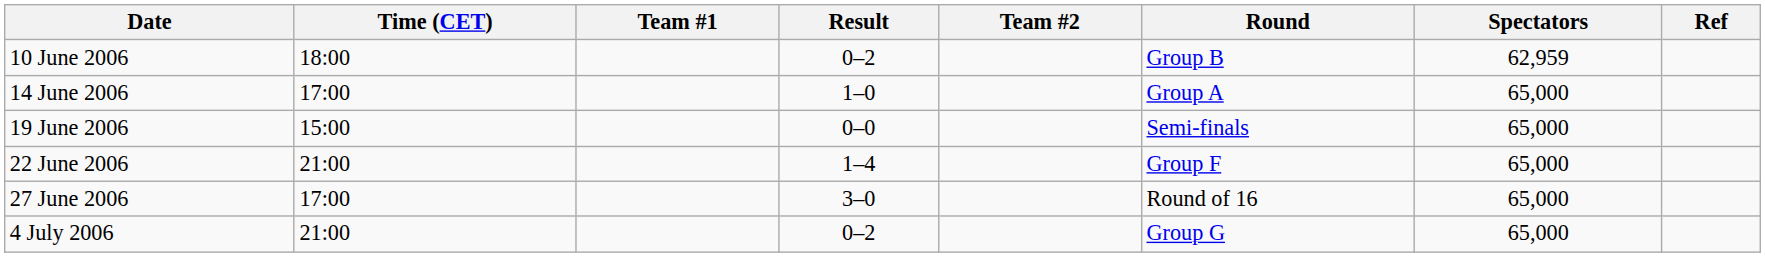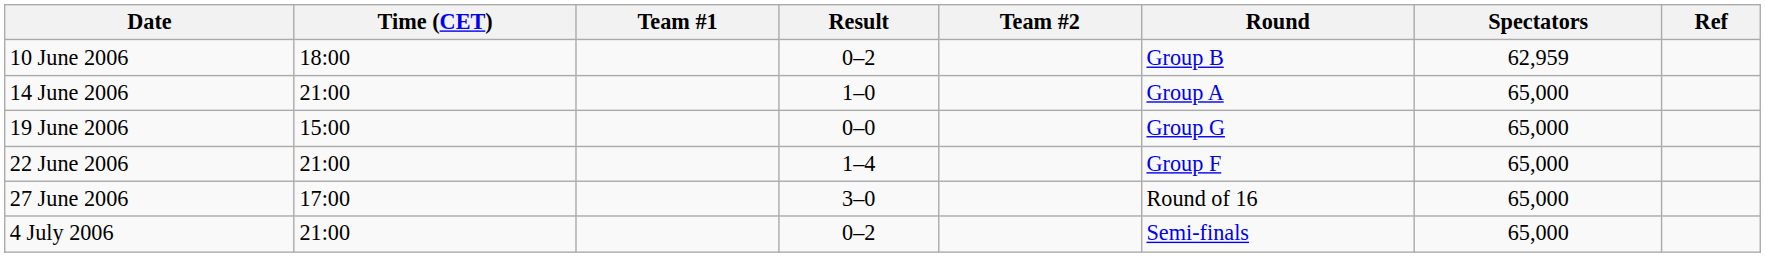(325, 92) 17:00 -> (325, 92) 21:00
(1198, 127) Semi-finals -> (1186, 127) Group G
(1186, 233) Group G -> (1198, 233) Semi-finals
